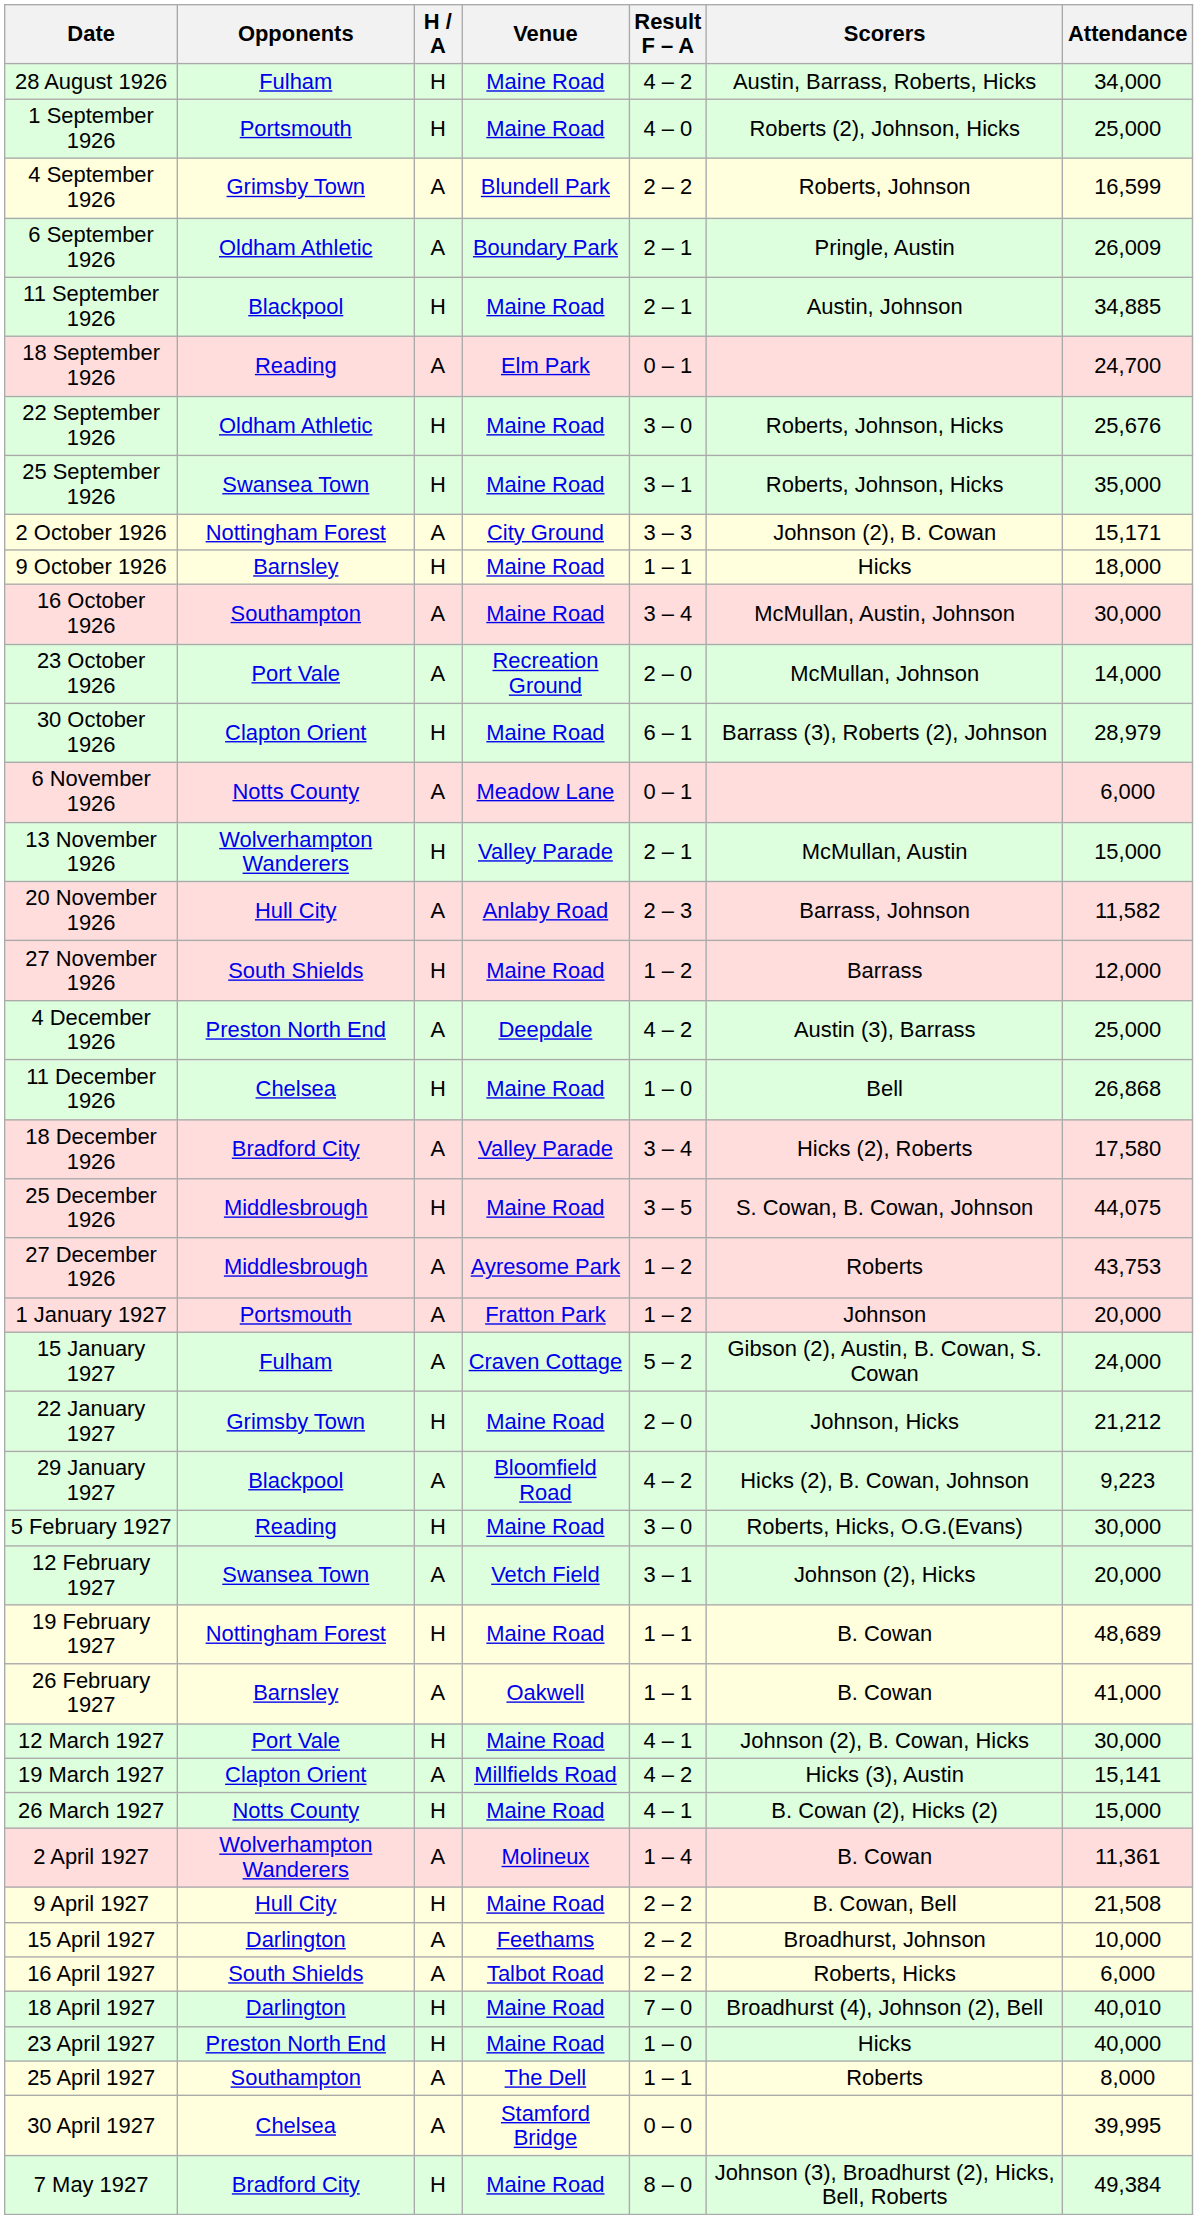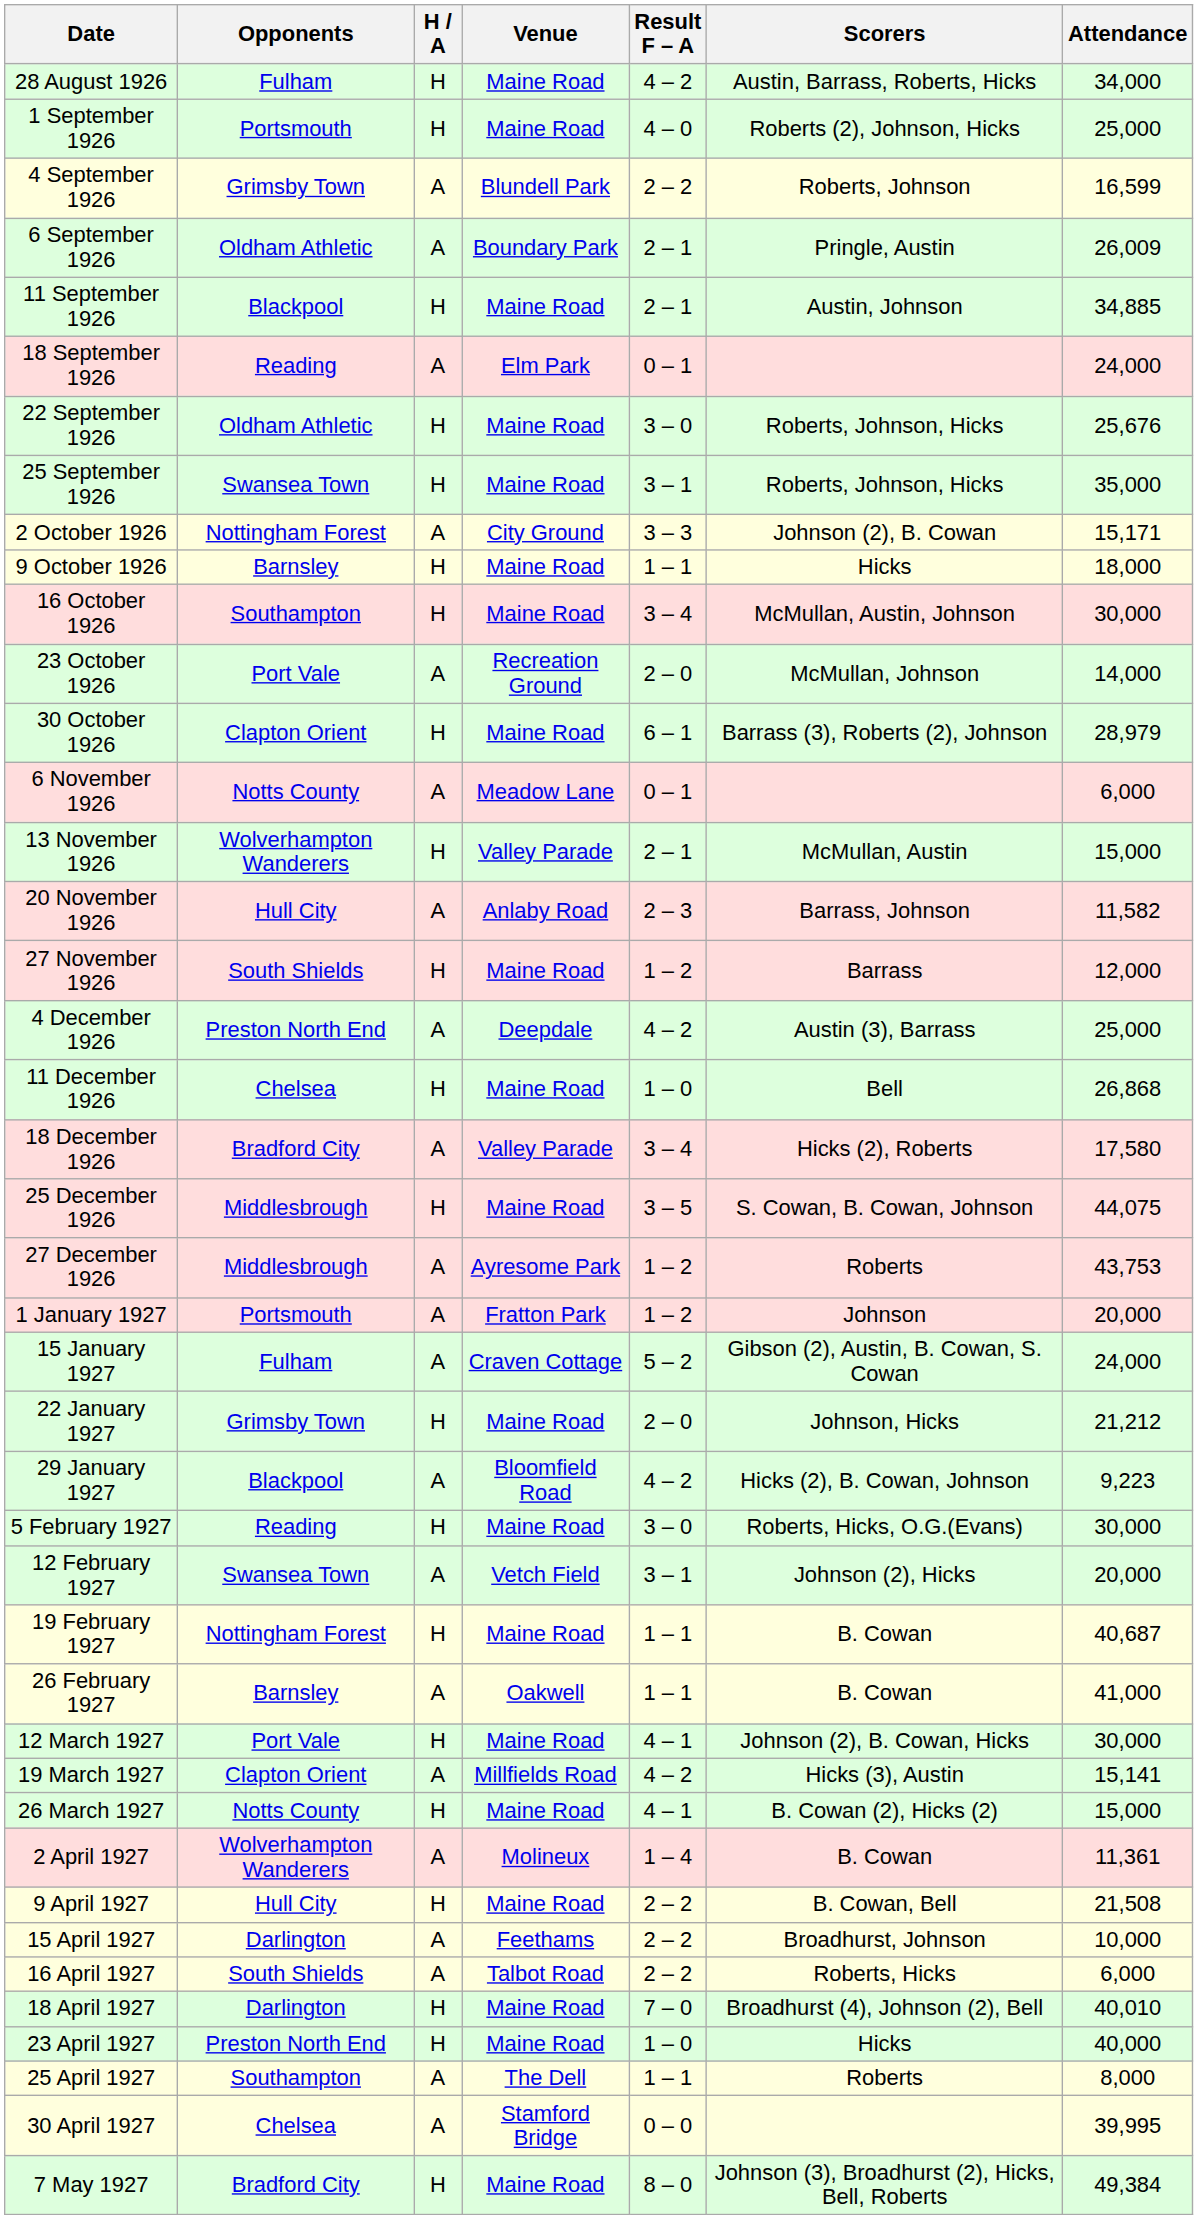(1128, 366) 24,700 -> (1128, 366) 24,000
(438, 613) A -> (438, 613) H
(1128, 1634) 48,689 -> (1128, 1634) 40,687
